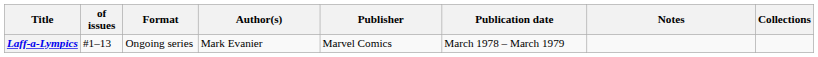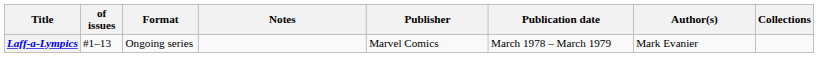columns swapped: (259, 19) <-> (671, 19)
